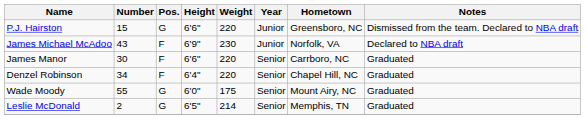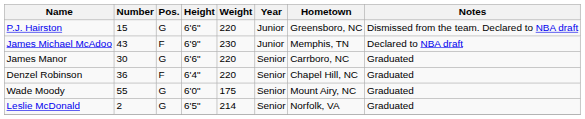(315, 43) Norfolk, VA -> (320, 43) Memphis, TN
(162, 59) F -> (162, 59) G
(122, 75) 34 -> (122, 75) 36
(320, 106) Memphis, TN -> (315, 106) Norfolk, VA
